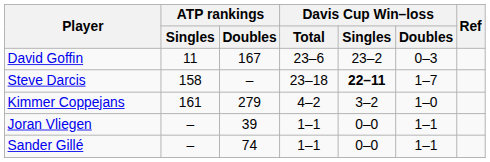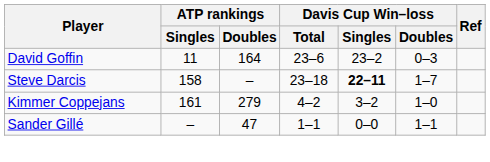(250, 59) 167 -> (250, 59) 164
- row: (50, 124)
(250, 146) 74 -> (250, 124) 47
